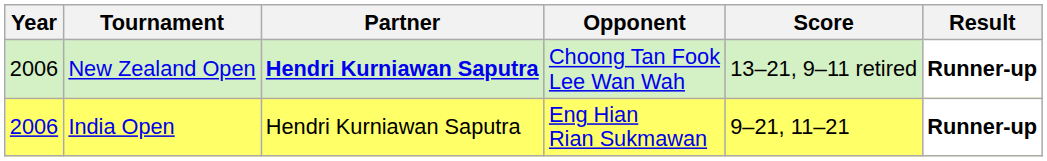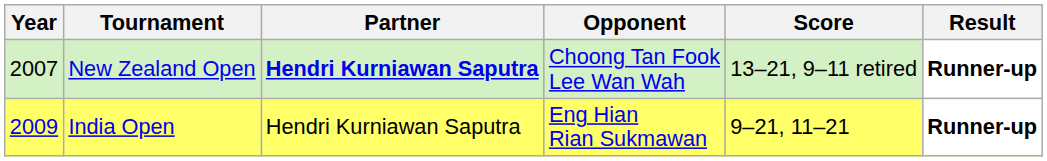(34, 69) 2006 -> (34, 69) 2007
(34, 127) 2006 -> (34, 127) 2009
